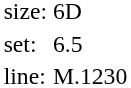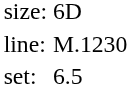rows swapped: (20, 44) <-> (25, 76)
